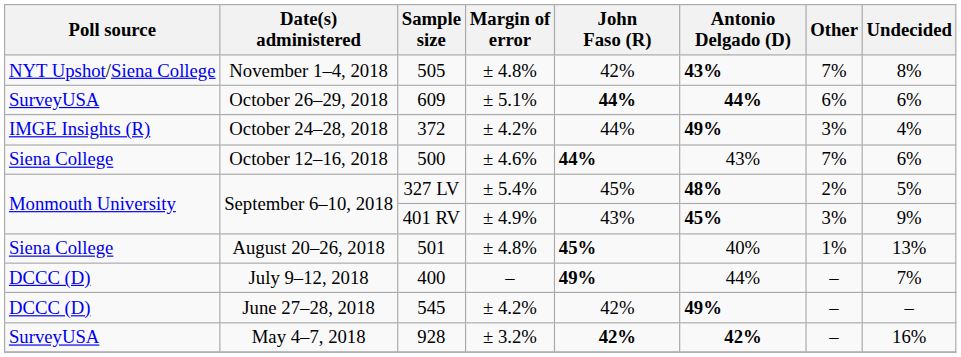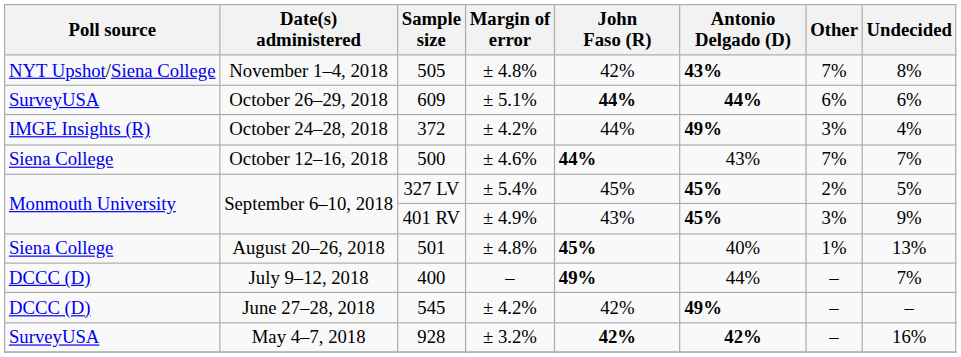(909, 159) 6% -> (909, 159) 7%
(703, 188) 48% -> (703, 188) 45%
